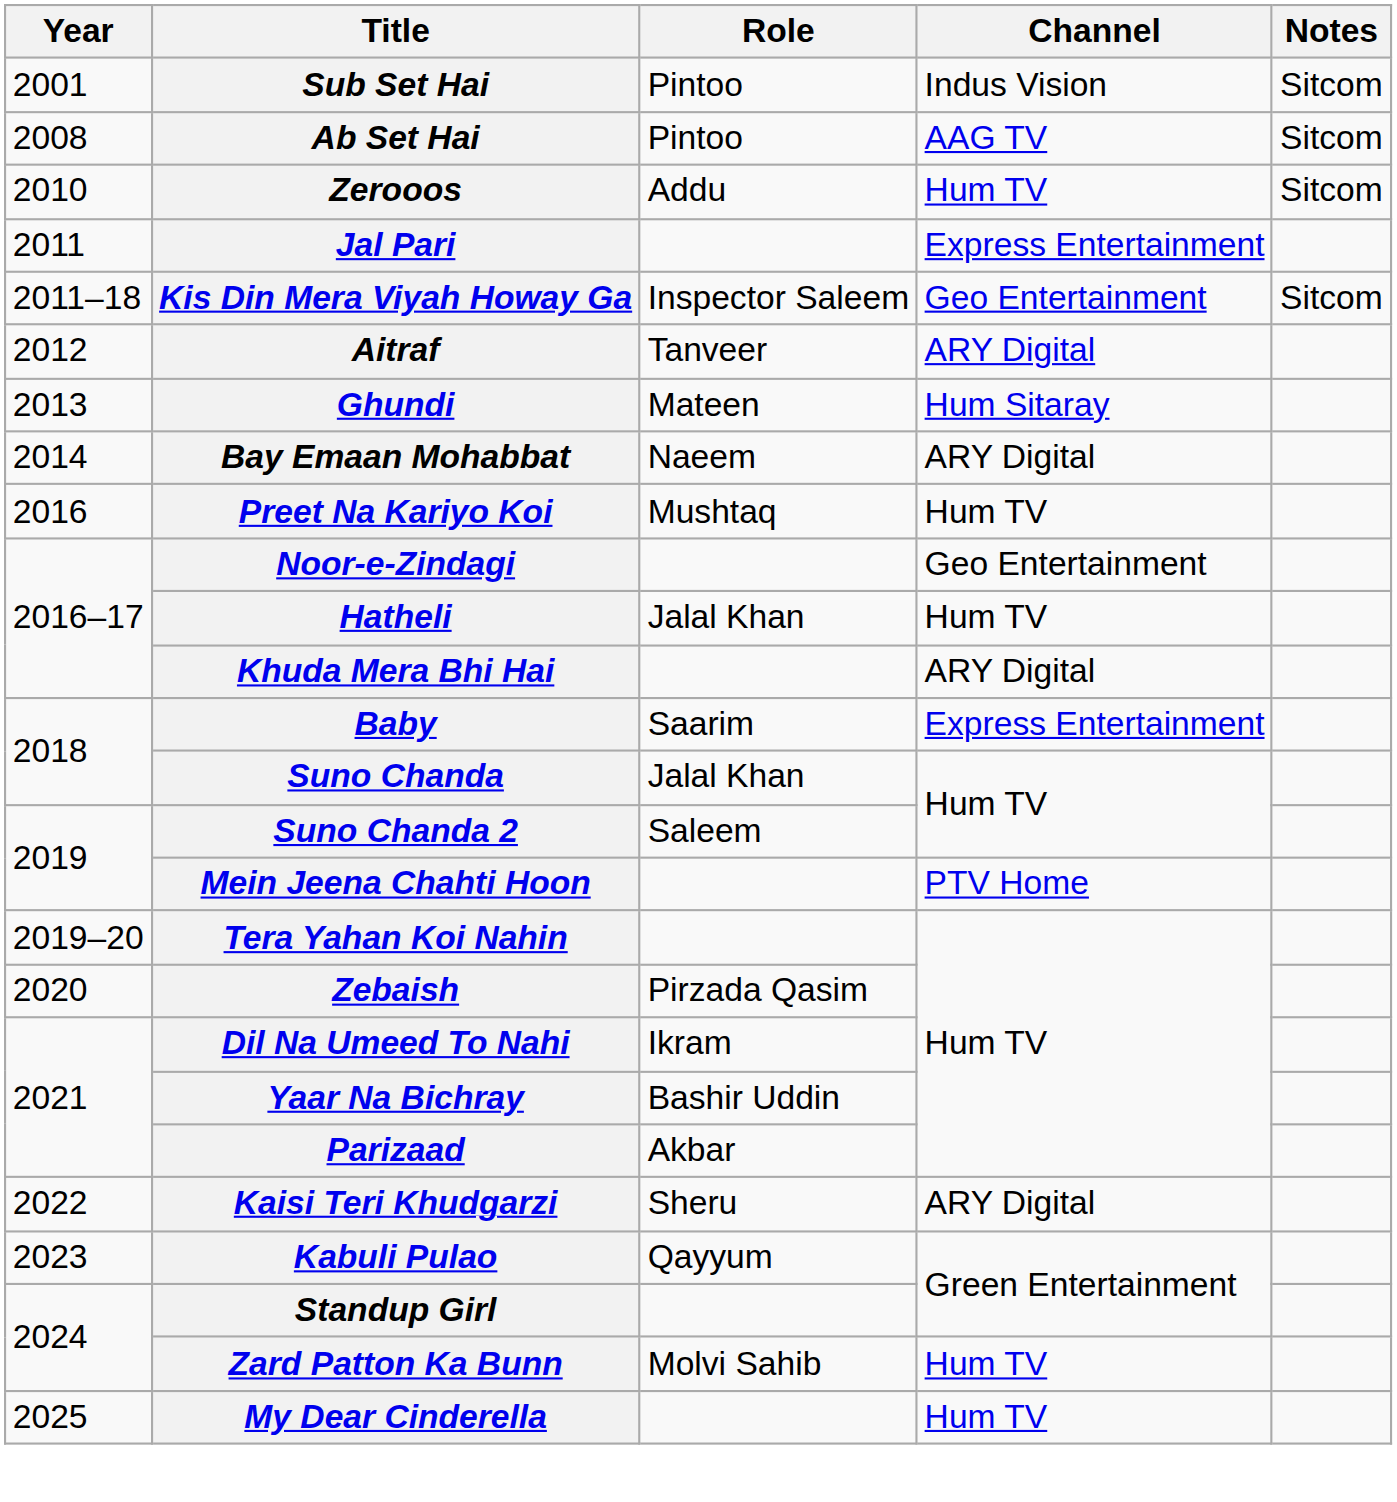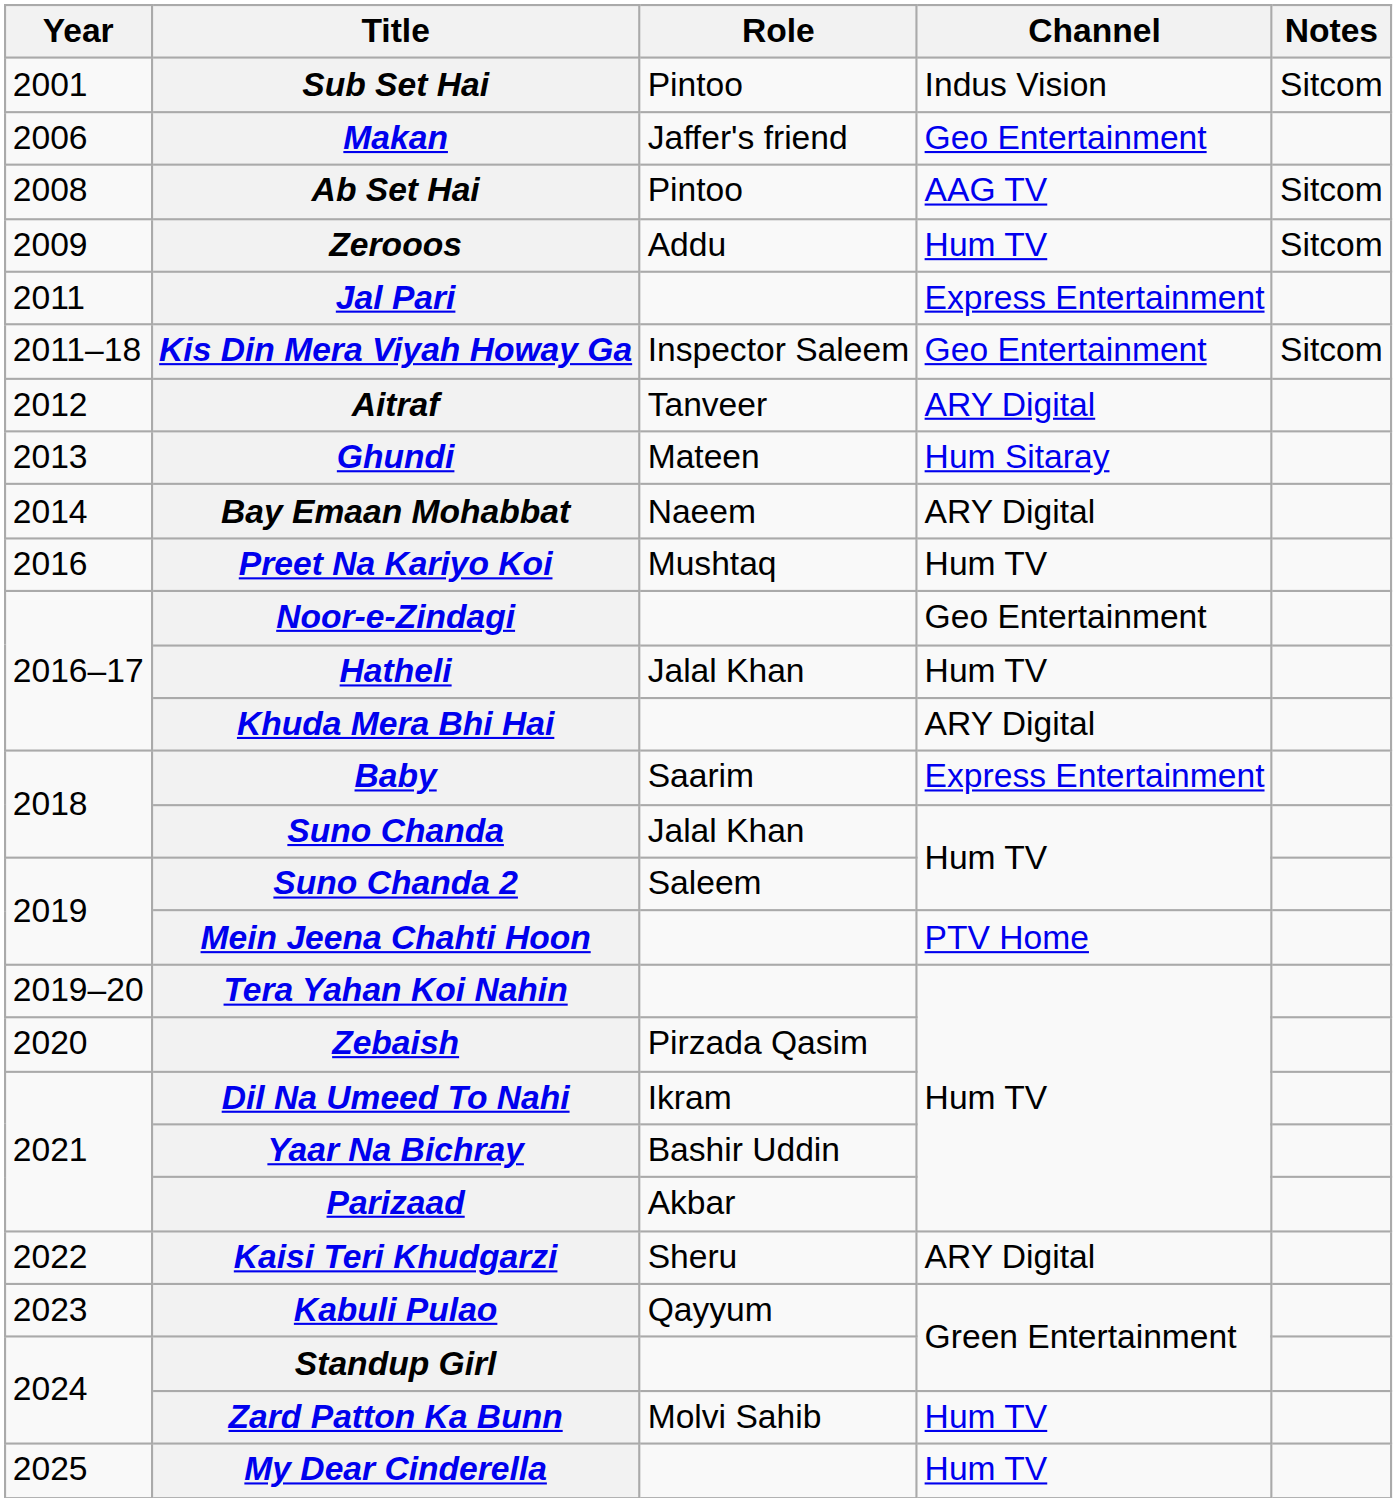+ row: (396, 137)
(50, 191) 2010 -> (50, 244) 2009
